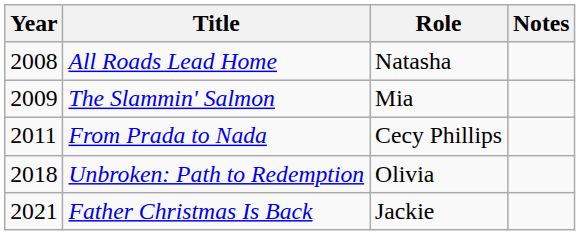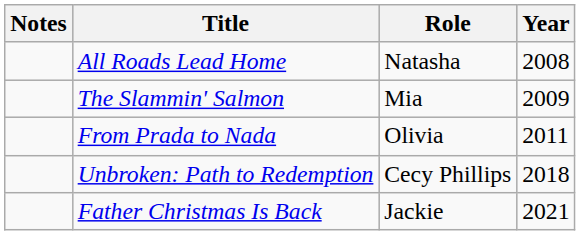columns swapped: (34, 23) <-> (541, 23)
(439, 135) Cecy Phillips -> (414, 135) Olivia
(405, 173) Olivia -> (448, 173) Cecy Phillips
